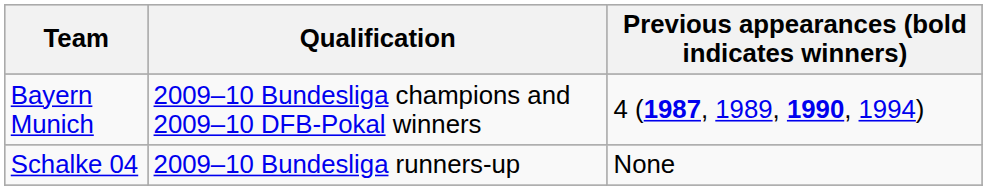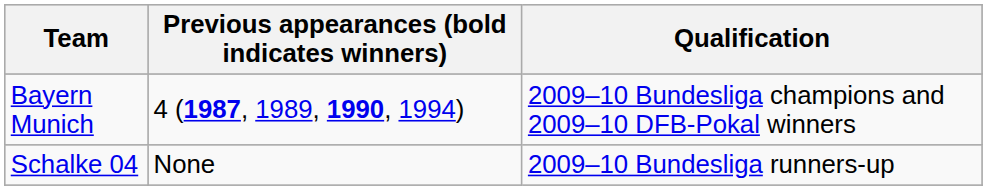columns swapped: (378, 39) <-> (795, 39)
